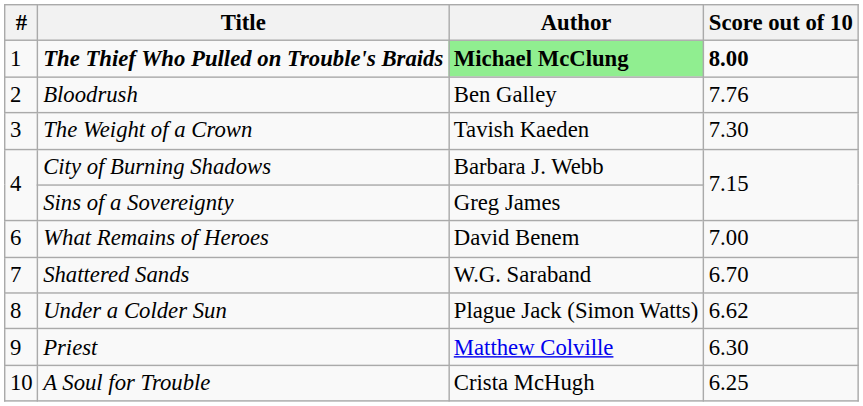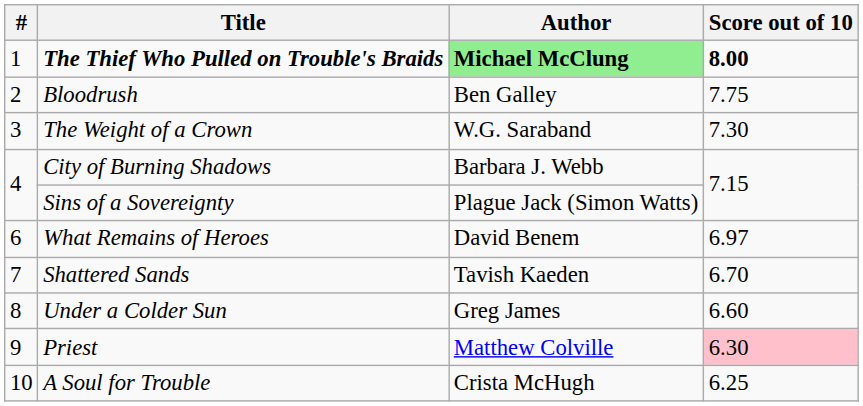(729, 94) 7.76 -> (729, 94) 7.75
(521, 130) Tavish Kaeden -> (522, 130) W.G. Saraband
(507, 202) Greg James -> (576, 202) Plague Jack (Simon Watts)
(729, 238) 7.00 -> (729, 238) 6.97
(522, 274) W.G. Saraband -> (521, 274) Tavish Kaeden
(576, 310) Plague Jack (Simon Watts) -> (507, 310) Greg James
(729, 310) 6.62 -> (729, 310) 6.60
(729, 346) no background -> (729, 346) pink background
